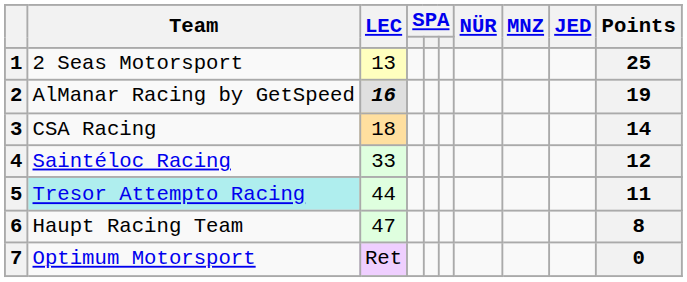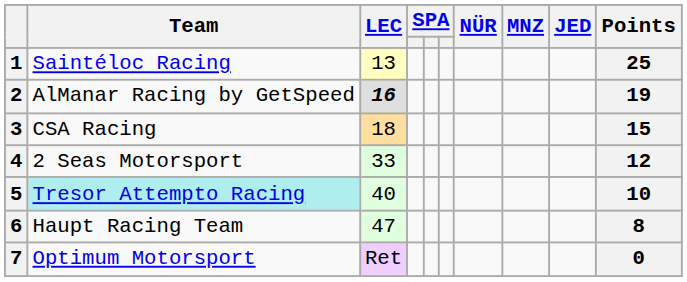(138, 64) 2 Seas Motorsport -> (132, 64) Saintéloc Racing
(639, 129) 14 -> (639, 129) 15
(132, 162) Saintéloc Racing -> (138, 162) 2 Seas Motorsport
(384, 194) 44 -> (384, 194) 40
(639, 194) 11 -> (639, 194) 10
